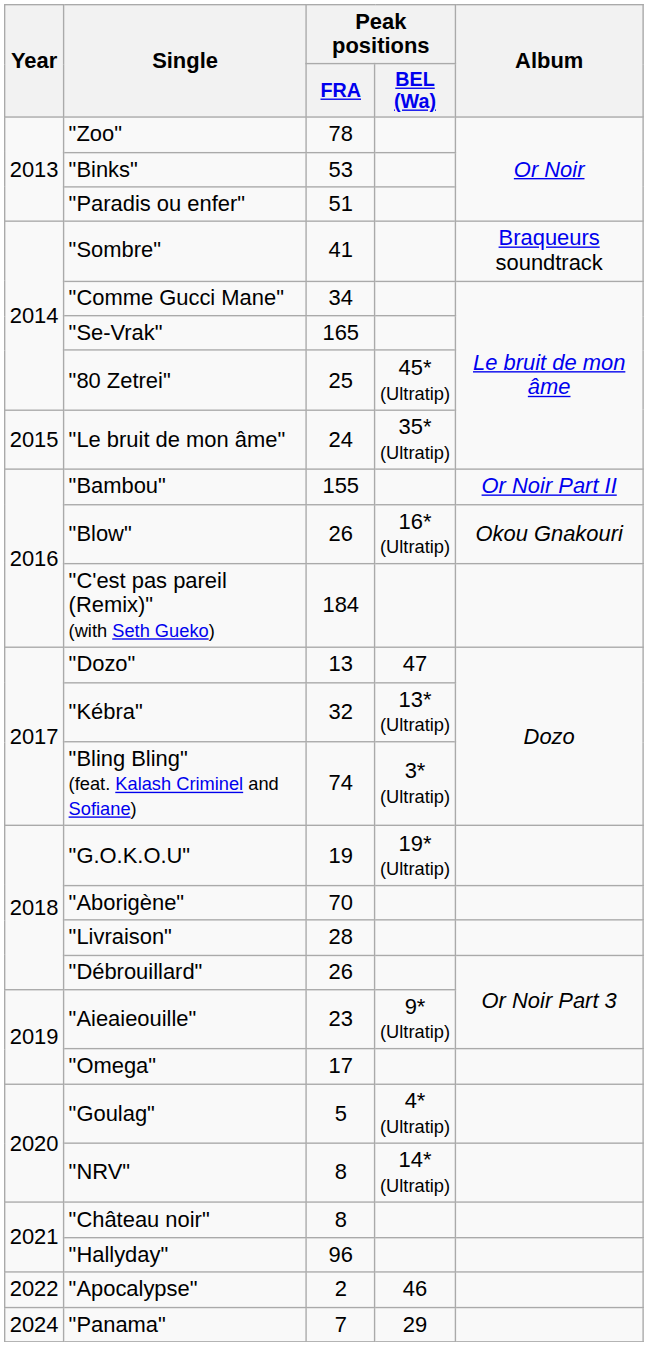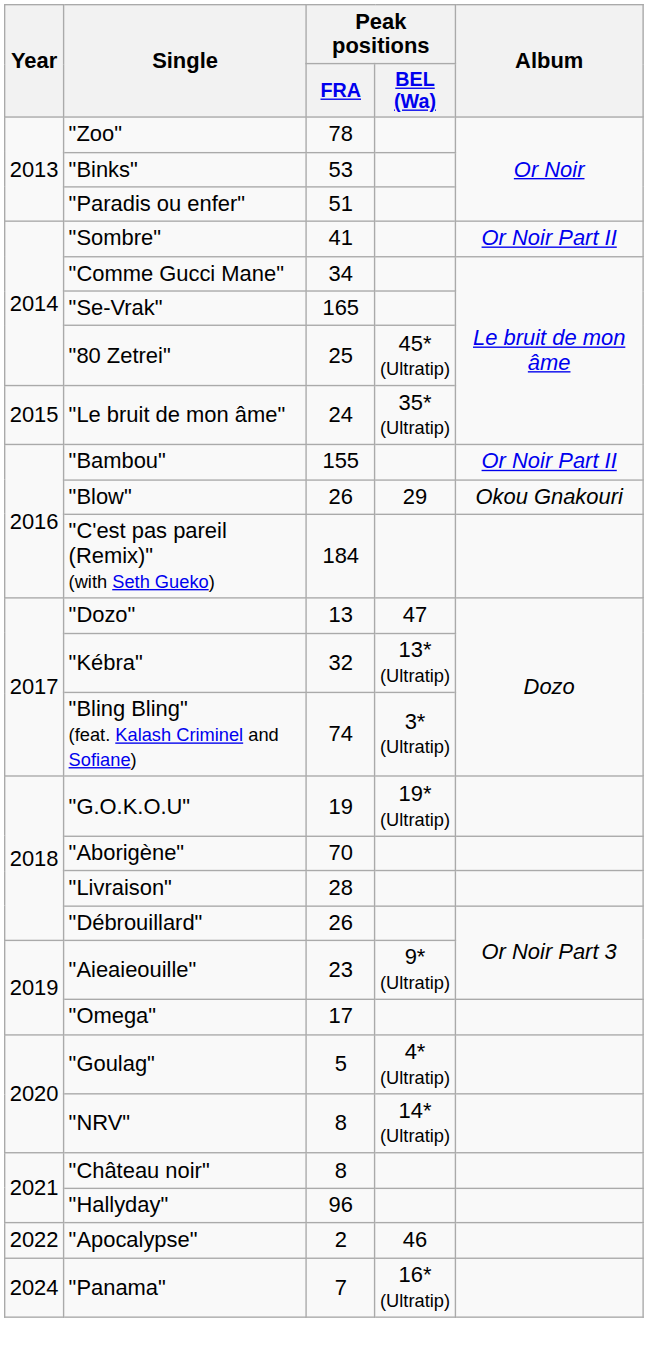(549, 251) Braqueurs soundtrack -> (549, 238) Or Noir Part II
(415, 533) 16*(Ultratip) -> (415, 496) 29
(415, 1324) 29 -> (415, 1287) 16*(Ultratip)
